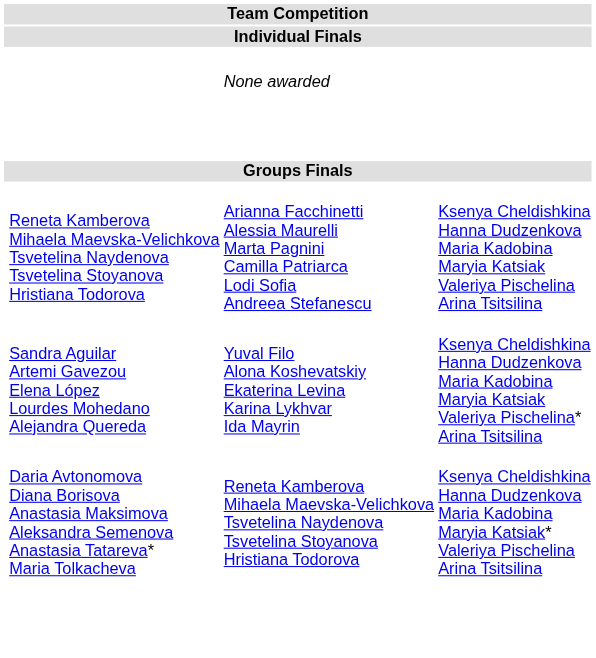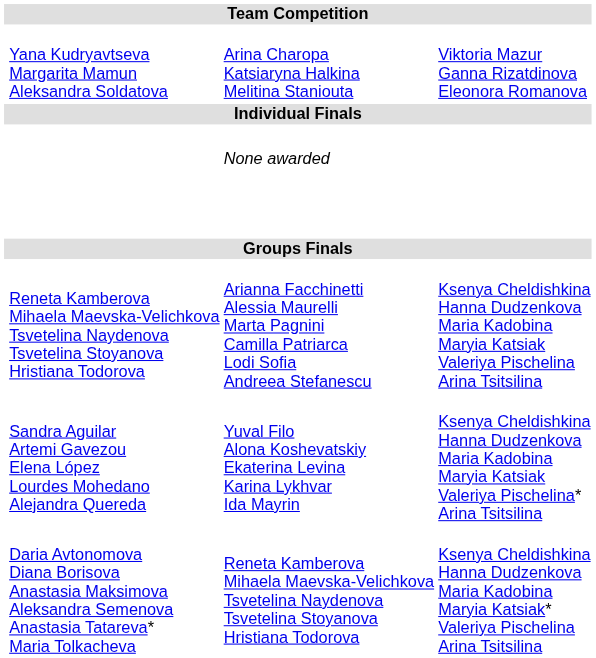+ row: (89, 73)
